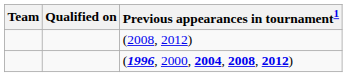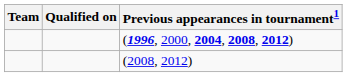rows swapped: (208, 61) <-> (158, 40)
